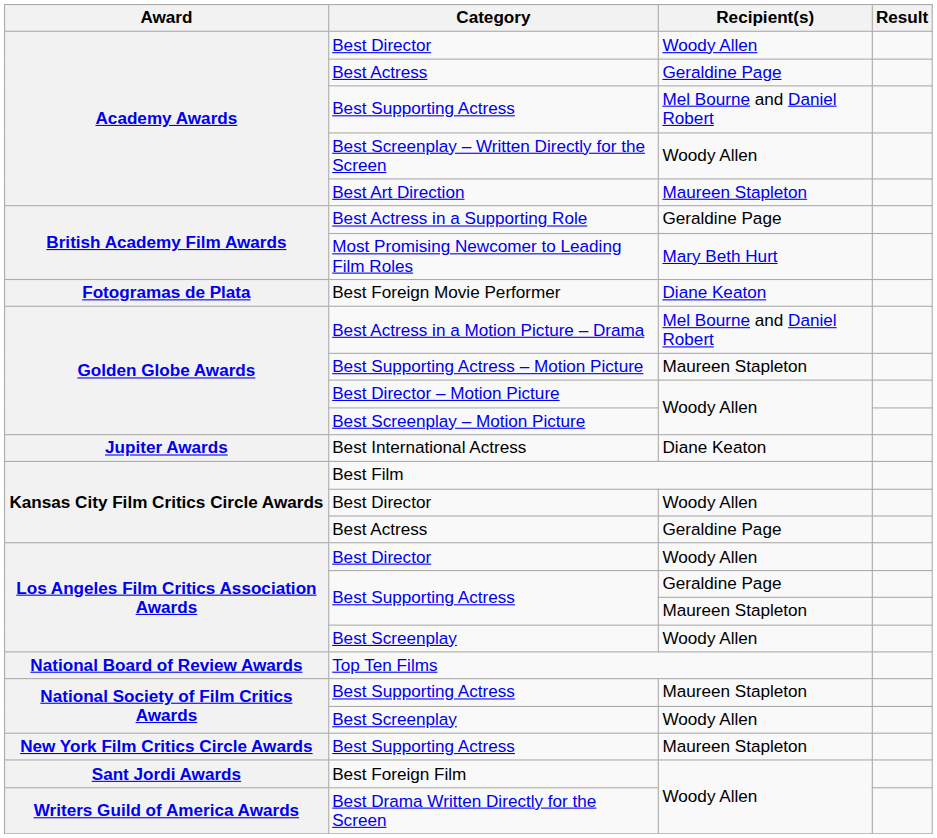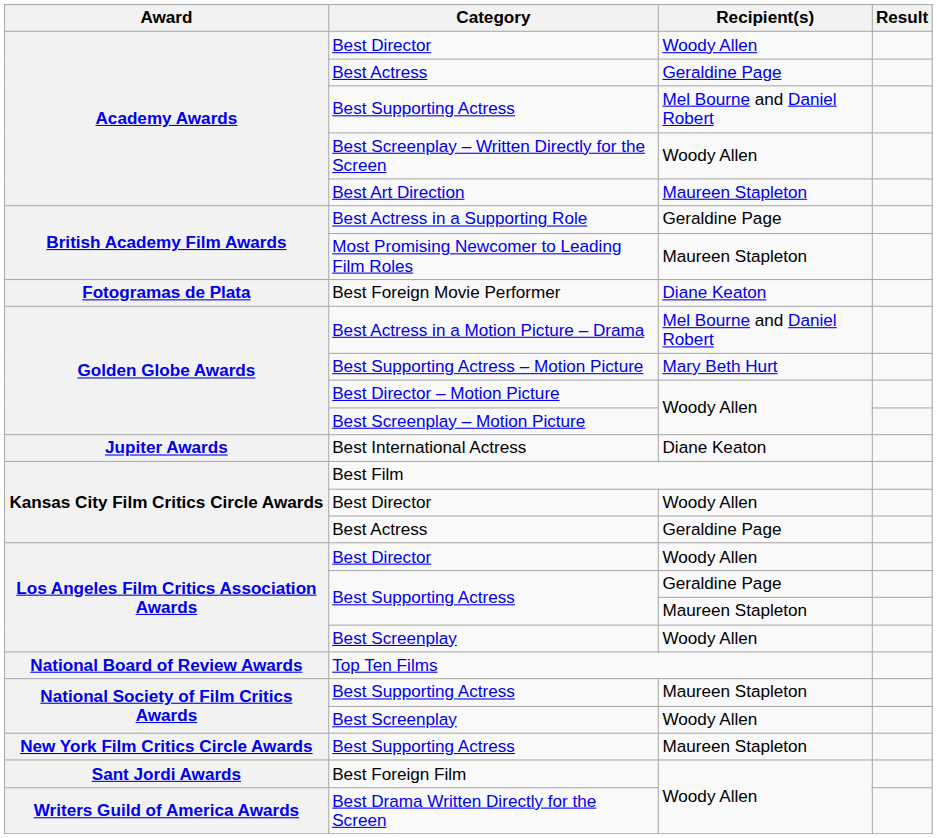(720, 256) Mary Beth Hurt -> (735, 256) Maureen Stapleton
(735, 366) Maureen Stapleton -> (720, 366) Mary Beth Hurt
